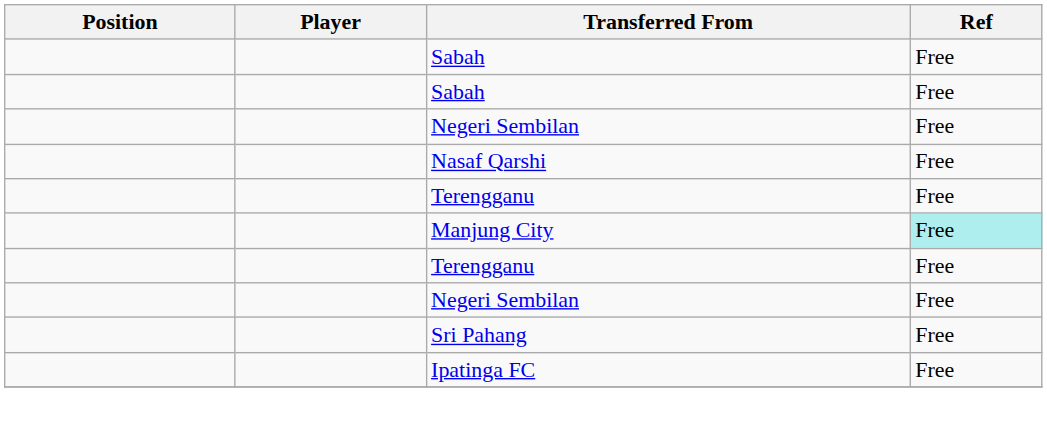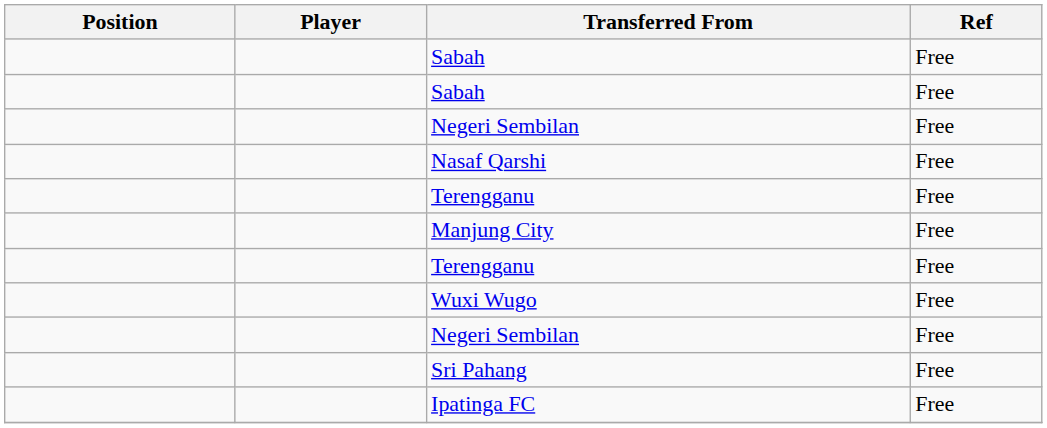(935, 230) paleturquoise background -> (935, 230) no background
+ row: (120, 300)
